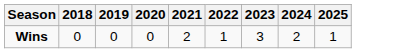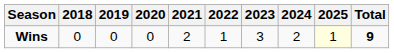+ column: (370, 15)
(333, 36) no background -> (333, 36) lightyellow background
